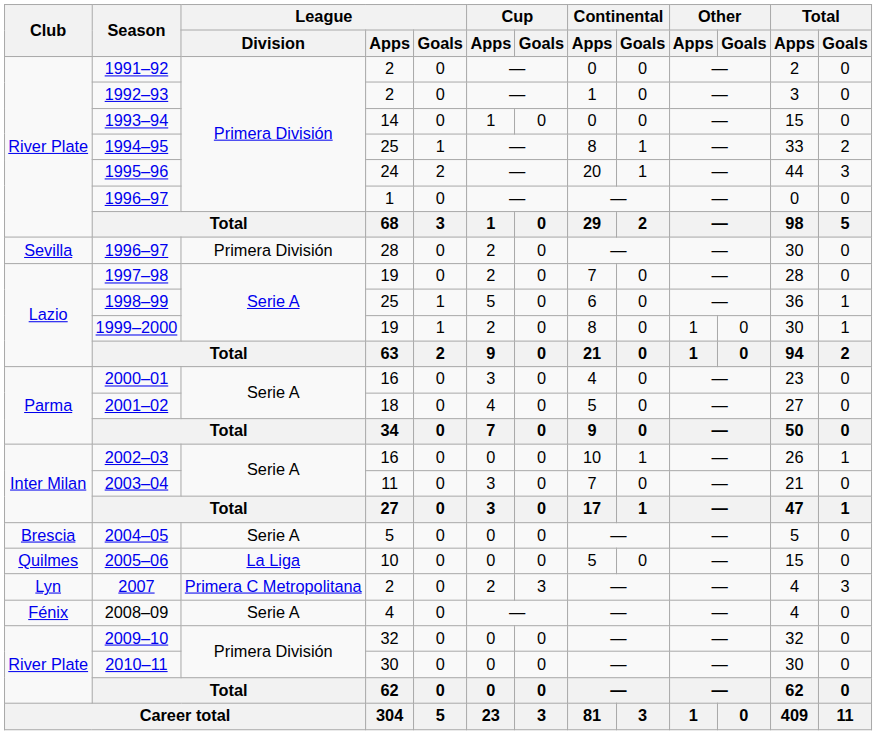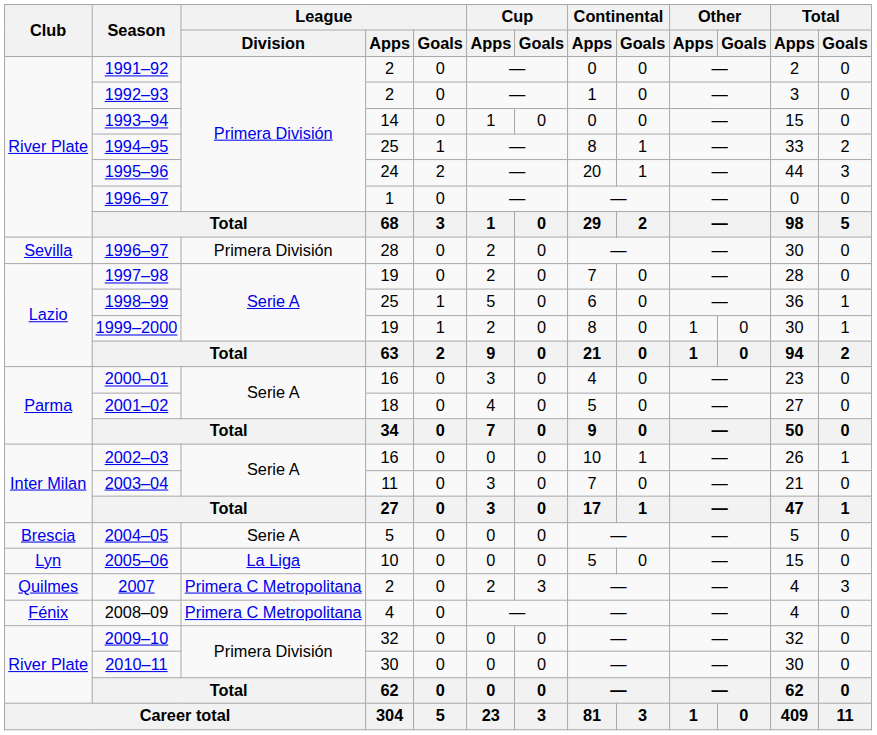(48, 560) Quilmes -> (48, 560) Lyn
(48, 586) Lyn -> (48, 586) Quilmes
(273, 612) Serie A -> (273, 612) Primera C Metropolitana
